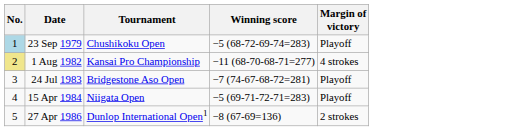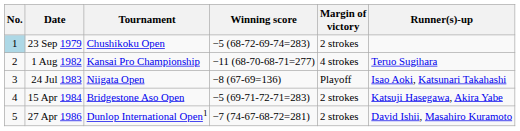+ column: (442, 19)
(336, 44) Playoff -> (339, 44) 2 strokes
(15, 61) khaki background -> (15, 61) no background
(136, 79) Bridgestone Aso Open -> (116, 79) Niigata Open
(261, 79) −7 (74-67-68-72=281) -> (247, 79) −8 (67-69=136)
(116, 97) Niigata Open -> (136, 97) Bridgestone Aso Open
(336, 97) Playoff -> (339, 97) 2 strokes
(247, 116) −8 (67-69=136) -> (261, 116) −7 (74-67-68-72=281)
